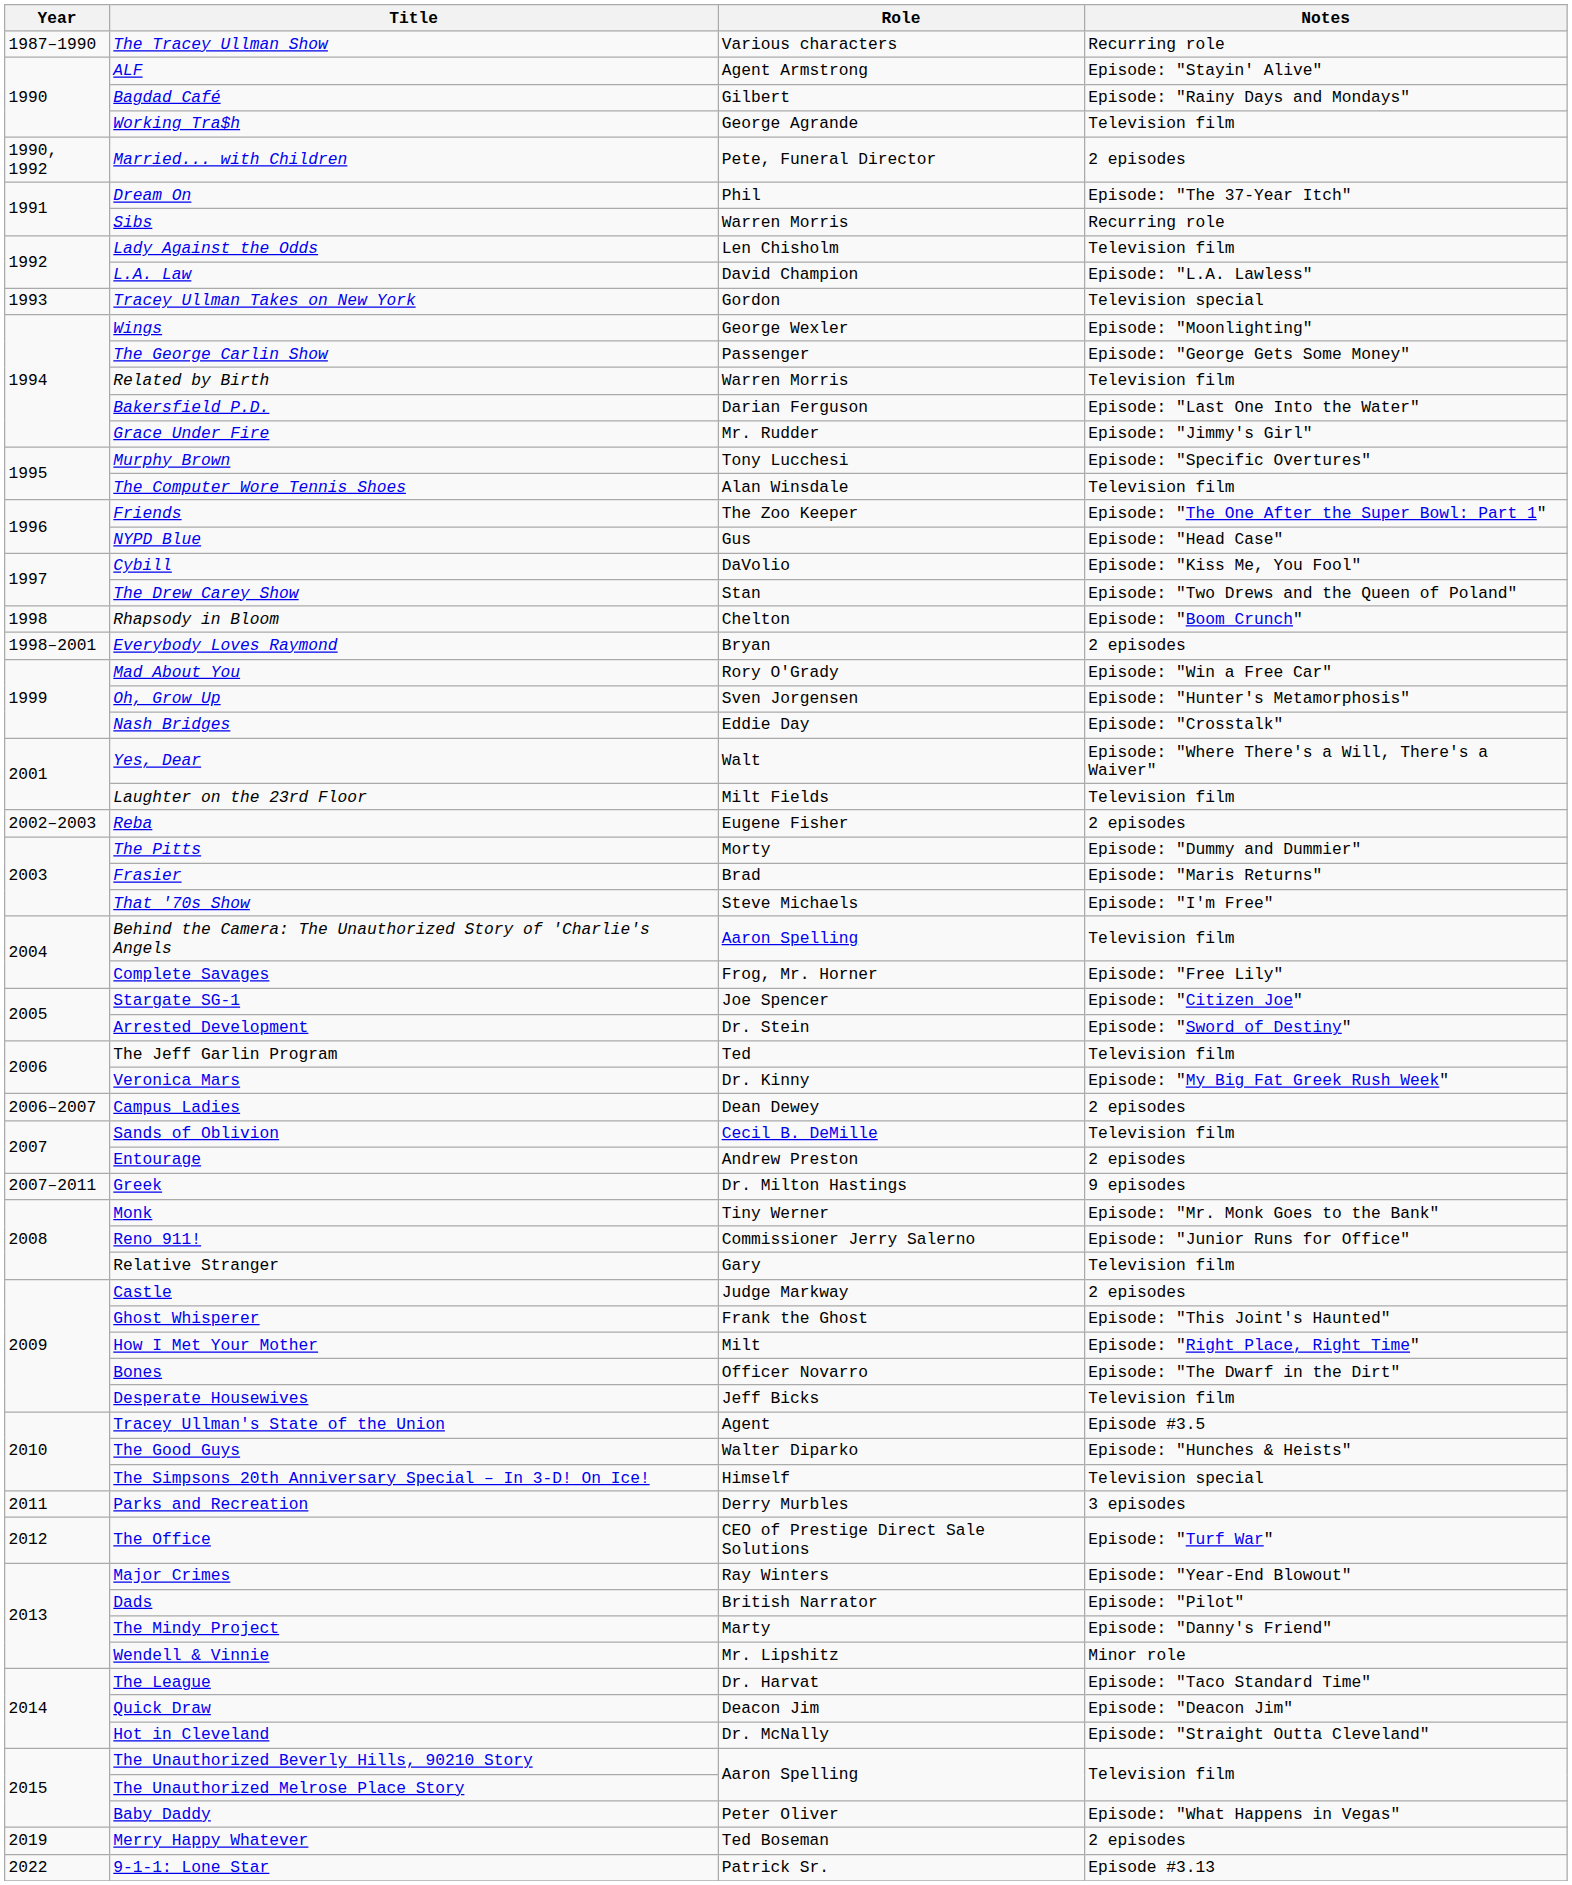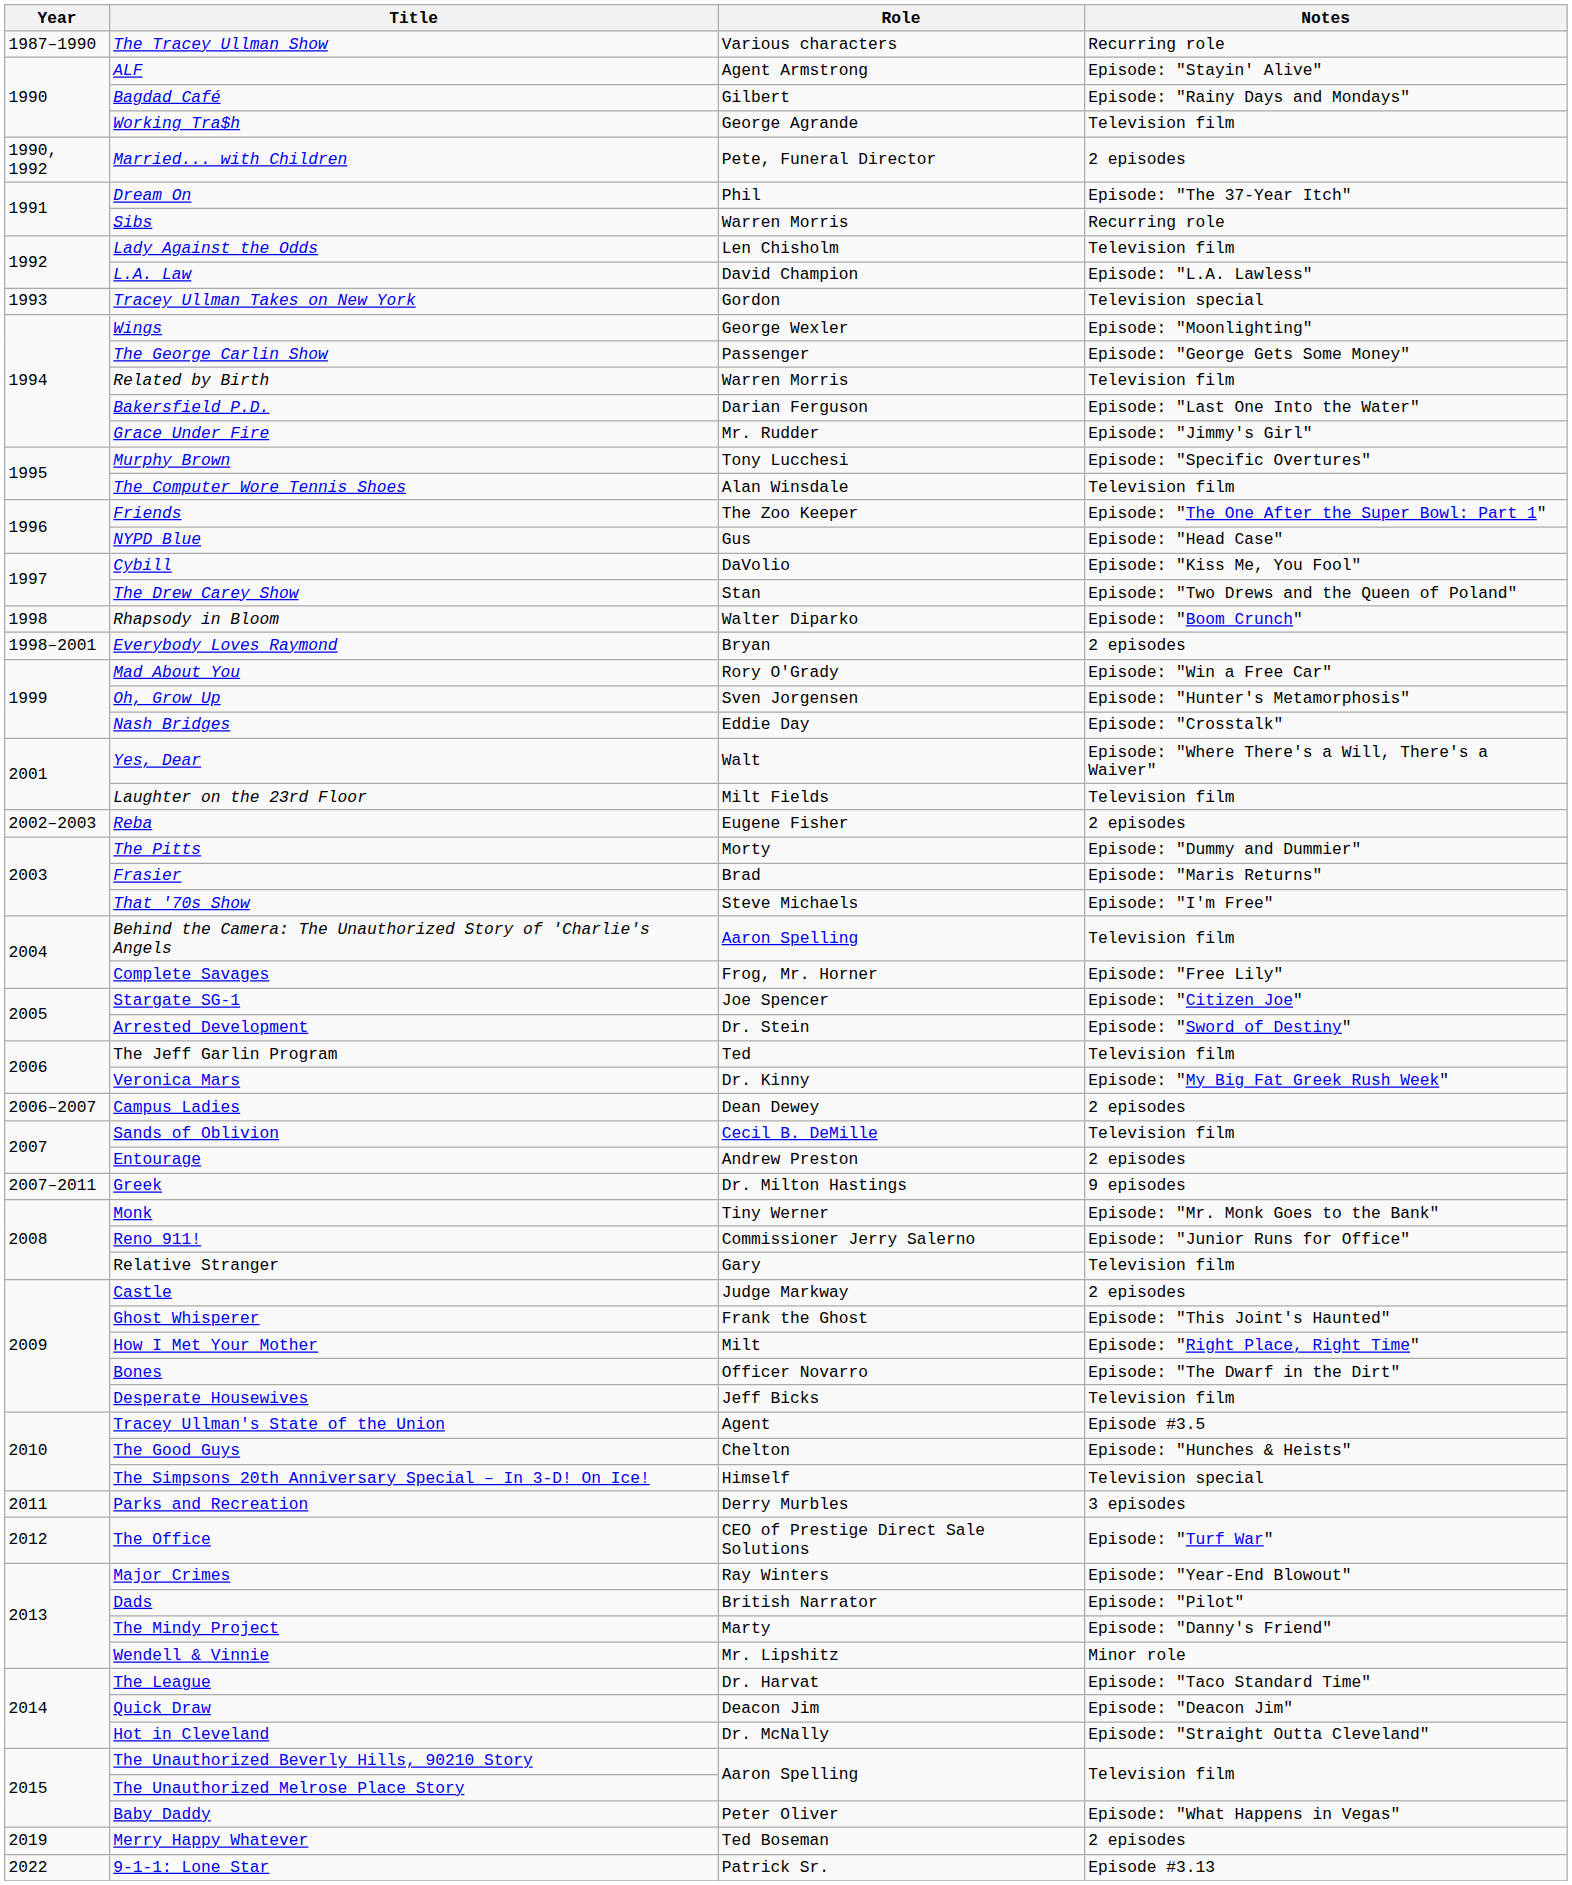(756, 619) Chelton -> (790, 619) Walter Diparko
(790, 1451) Walter Diparko -> (756, 1451) Chelton
